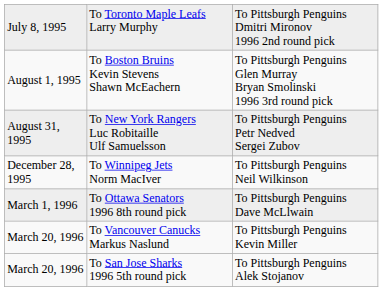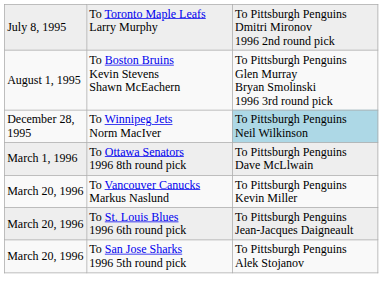- row: (143, 133)
(291, 172) no background -> (291, 126) lightblue background
+ row: (138, 223)
